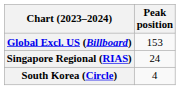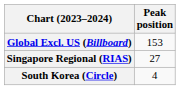(155, 59) 24 -> (155, 59) 27
